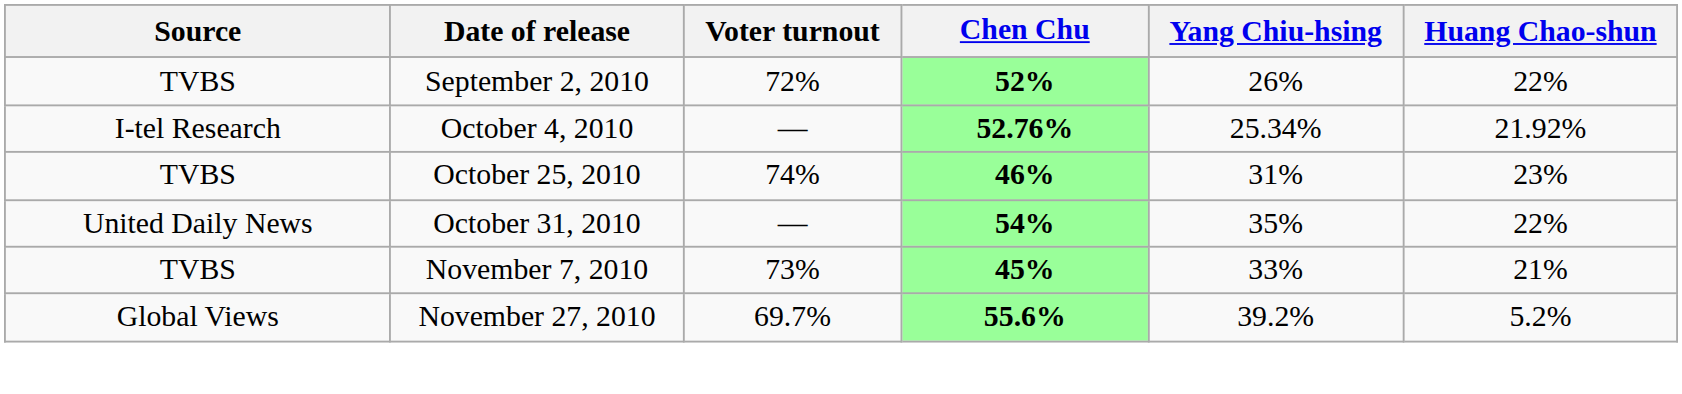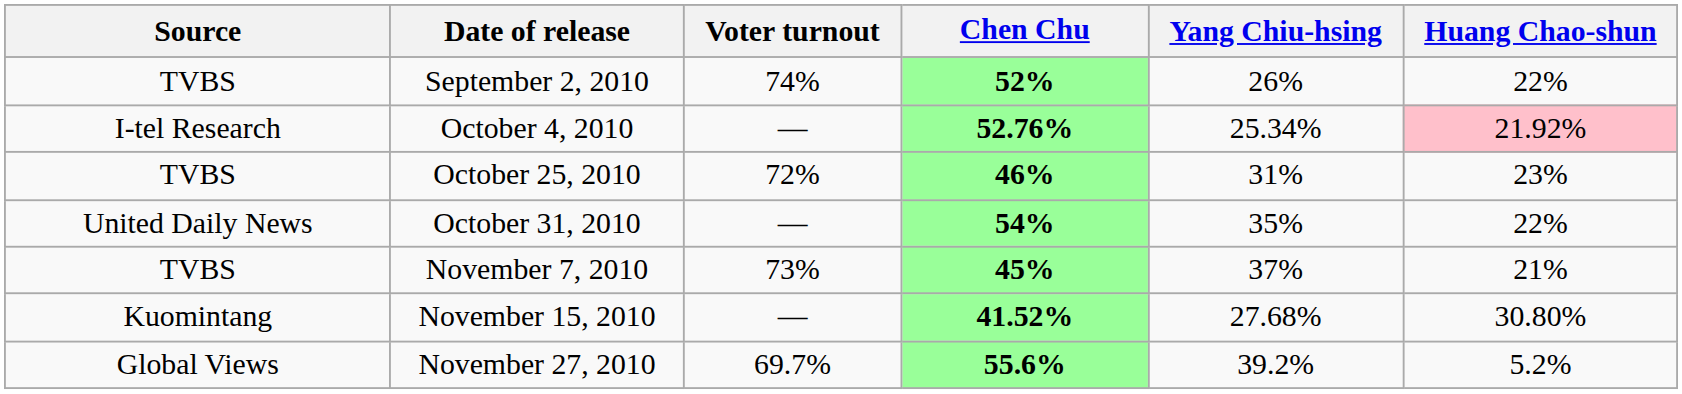(793, 80) 72% -> (793, 80) 74%
(1540, 128) no background -> (1540, 128) pink background
(793, 175) 74% -> (793, 175) 72%
(1276, 269) 33% -> (1276, 269) 37%
+ row: (537, 316)
